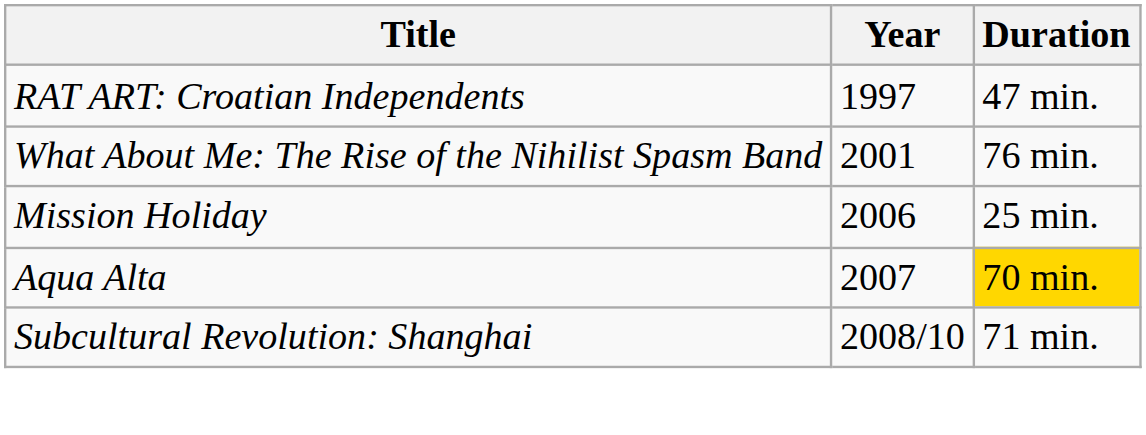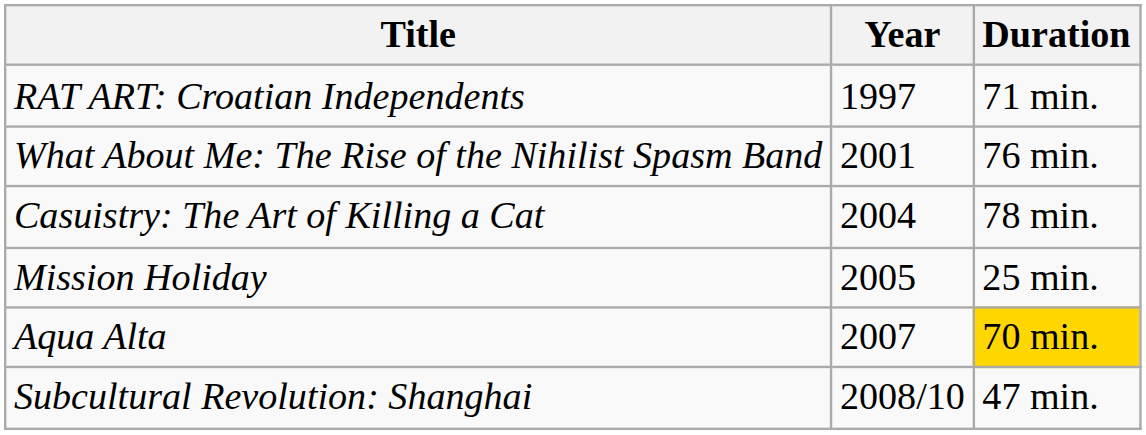(1041, 95) 47 min. -> (1041, 95) 71 min.
+ row: (279, 215)
(878, 215) 2006 -> (878, 276) 2005
(1041, 336) 71 min. -> (1041, 397) 47 min.
